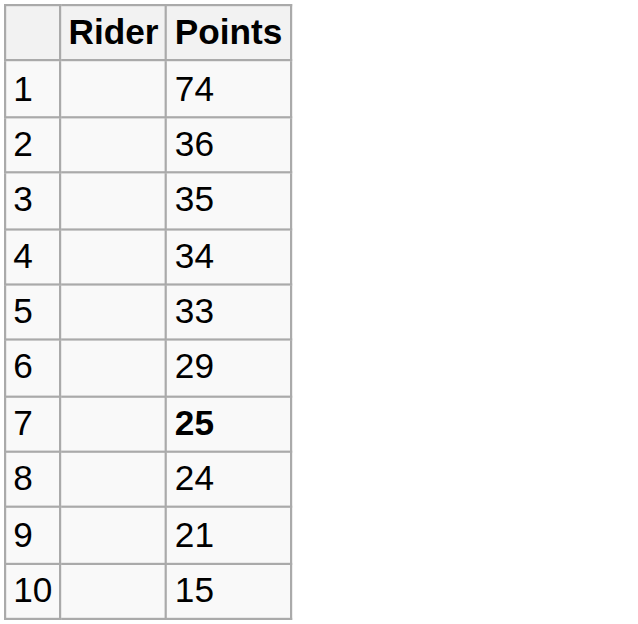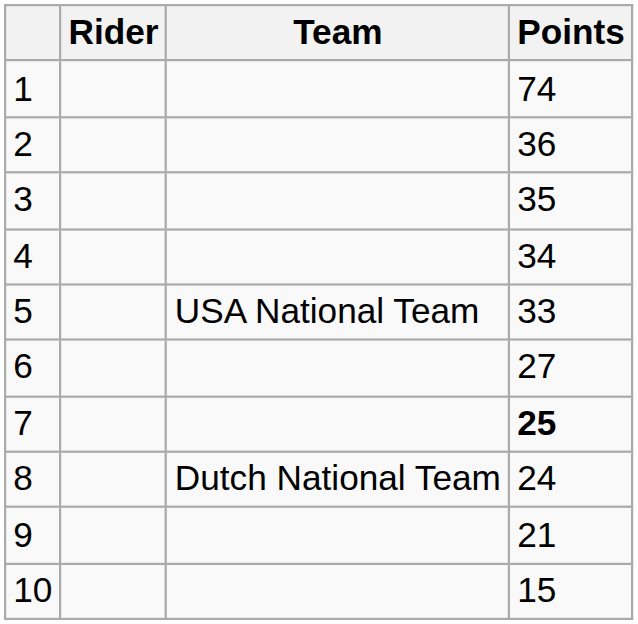+ column: (338, 32)
(194, 367) 29 -> (537, 367) 27
